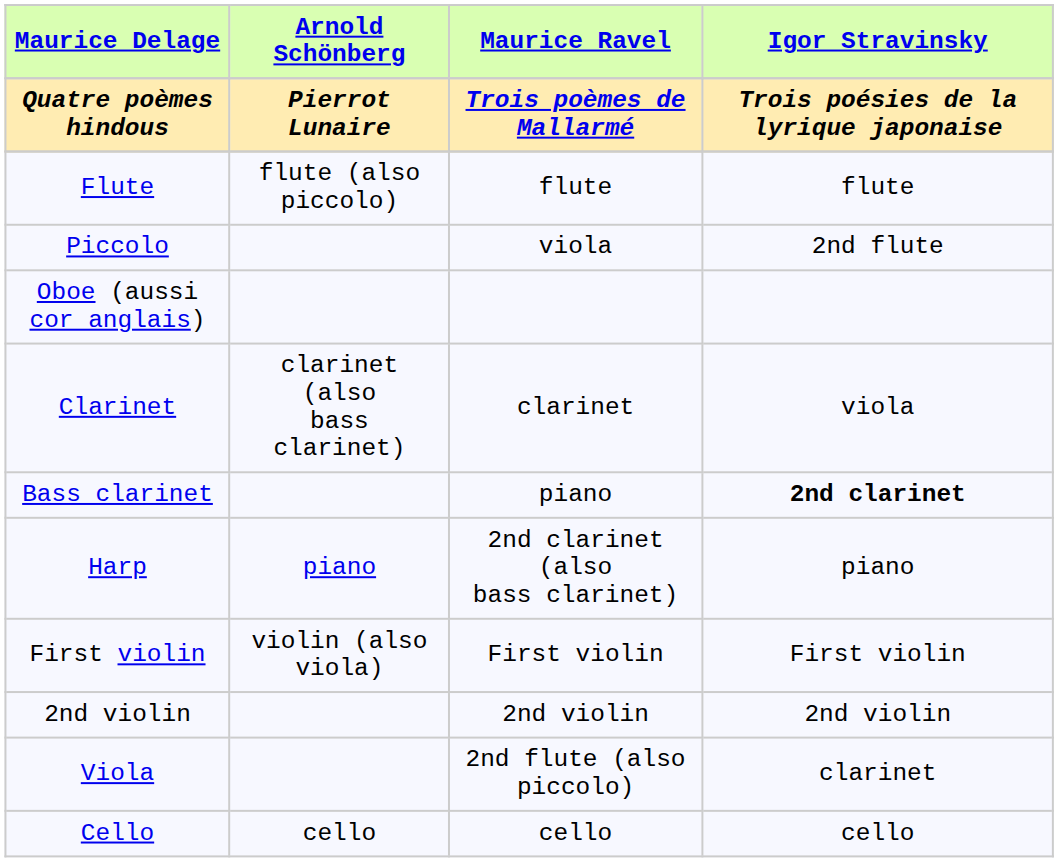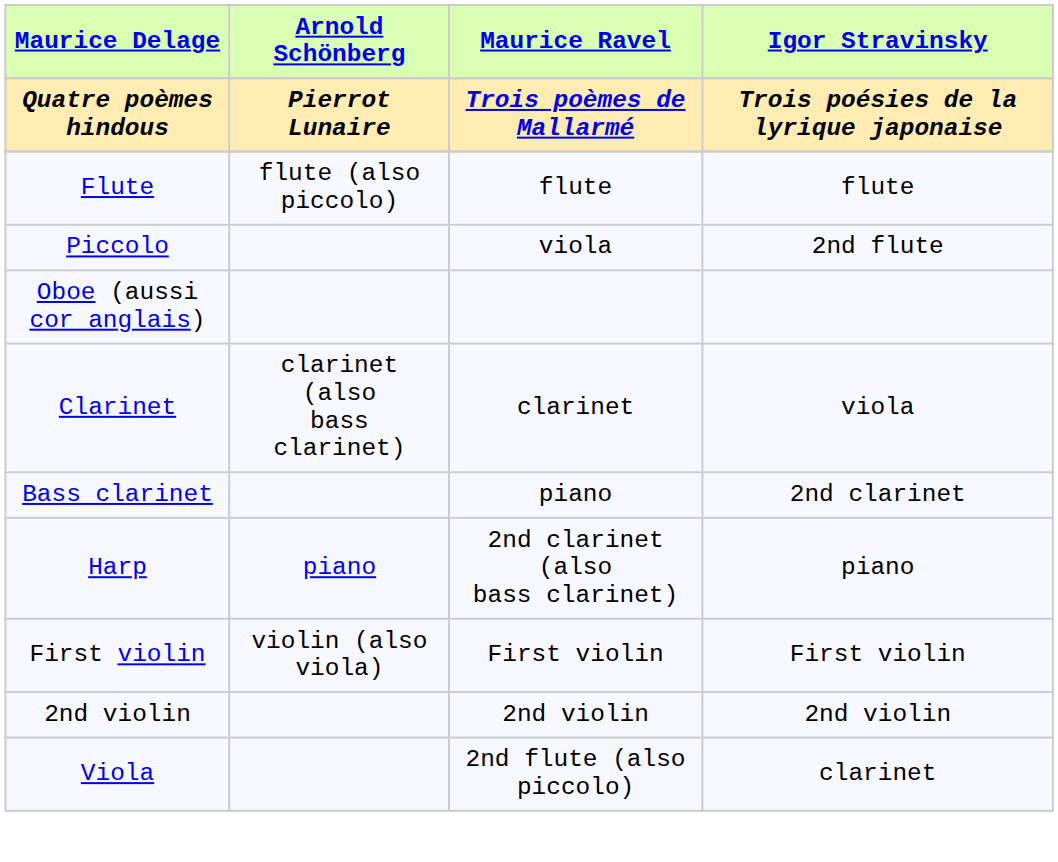(878, 495) bold -> (878, 495) normal
- row: (117, 834)
